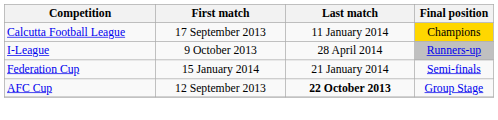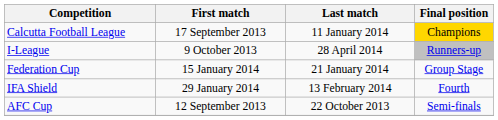(454, 69) Semi-finals -> (454, 69) Group Stage
+ row: (32, 87)
(350, 87) bold -> (350, 106) normal
(454, 87) Group Stage -> (454, 106) Semi-finals
